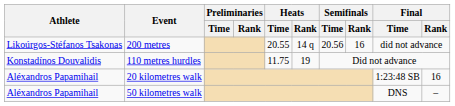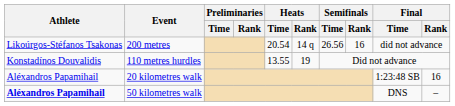(278, 45) 20.55 -> (278, 45) 20.54
(332, 45) 20.56 -> (332, 45) 26.56
(278, 61) 11.75 -> (278, 61) 13.55
(52, 93) normal -> (56, 93) bold
